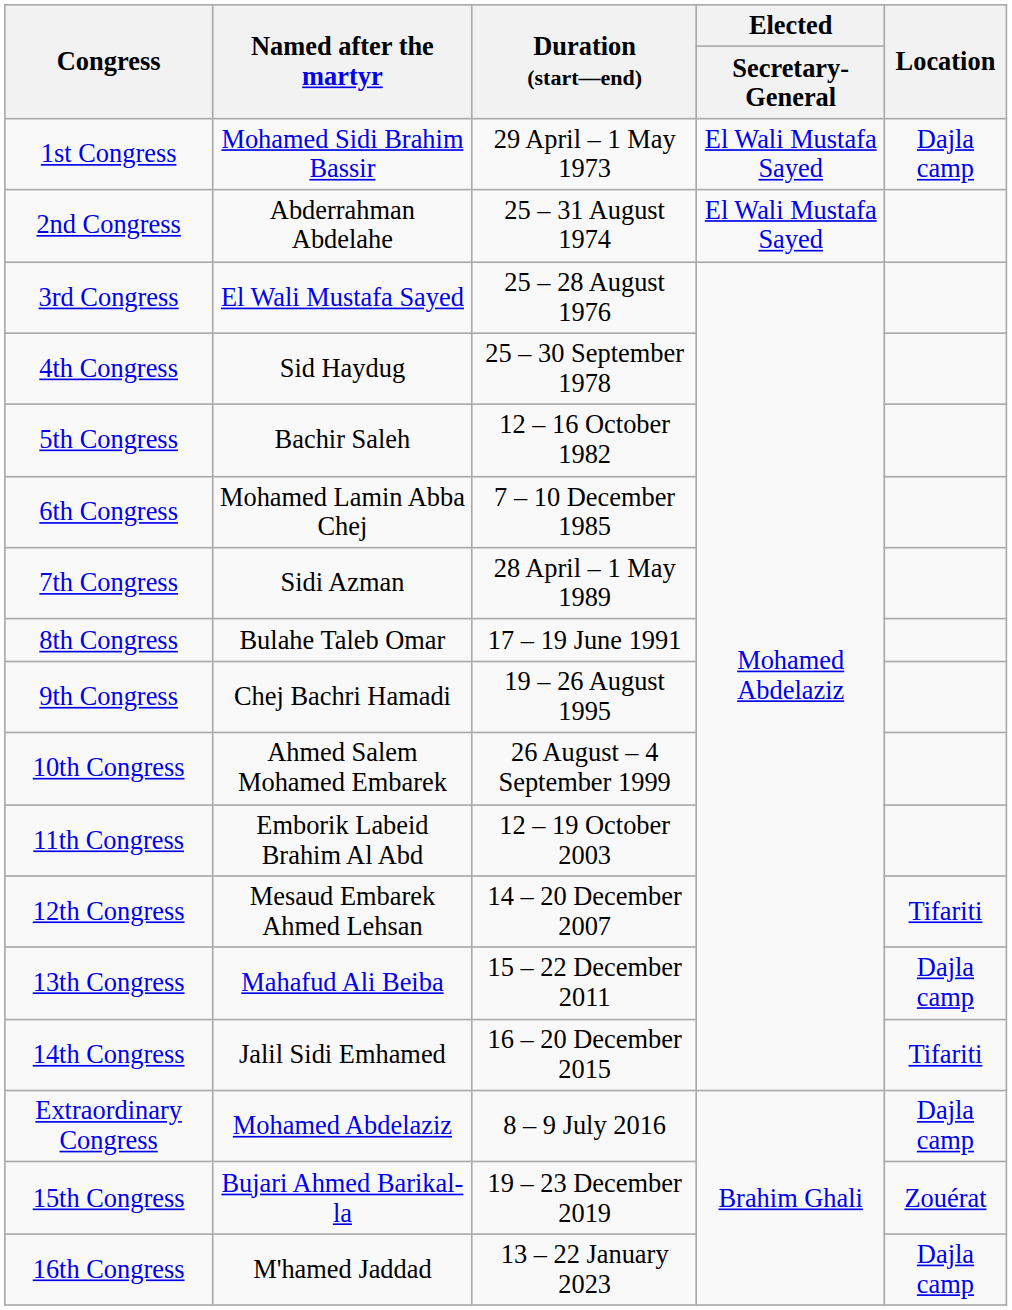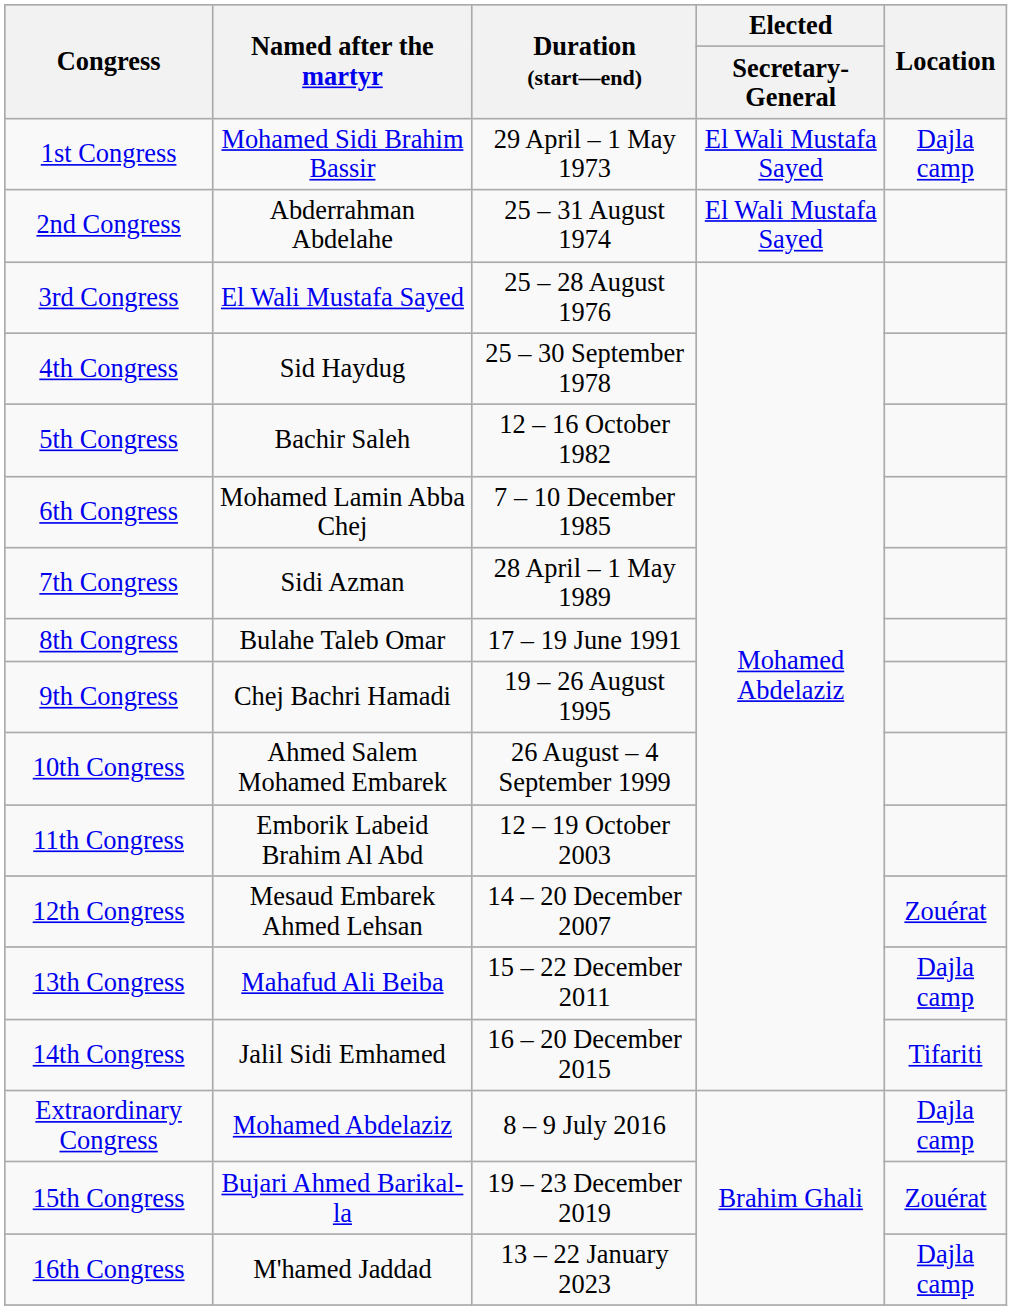(945, 911) Tifariti -> (945, 911) Zouérat
